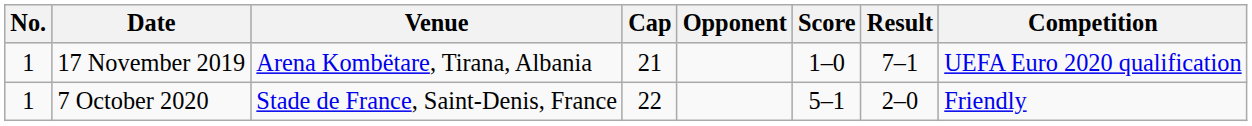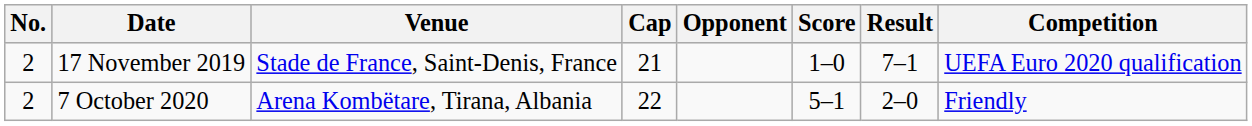(28, 62) 1 -> (28, 62) 2
(424, 62) Arena Kombëtare, Tirana, Albania -> (437, 62) Stade de France, Saint-Denis, France
(28, 100) 1 -> (28, 100) 2
(437, 100) Stade de France, Saint-Denis, France -> (424, 100) Arena Kombëtare, Tirana, Albania
